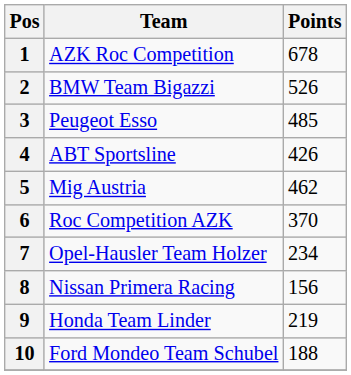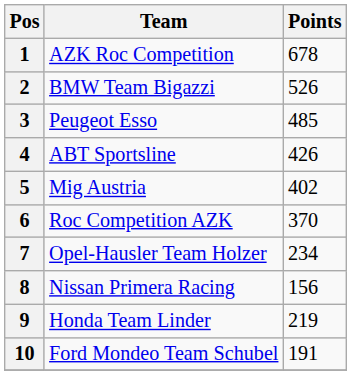(303, 187) 462 -> (303, 187) 402
(303, 354) 188 -> (303, 354) 191
